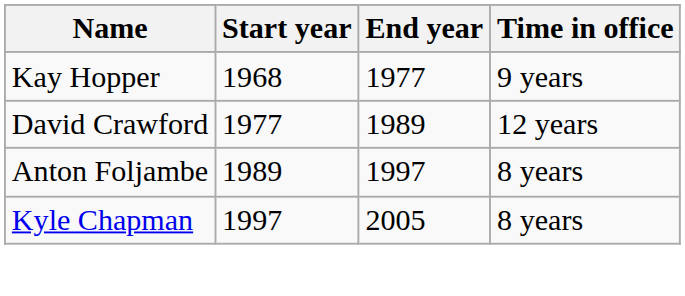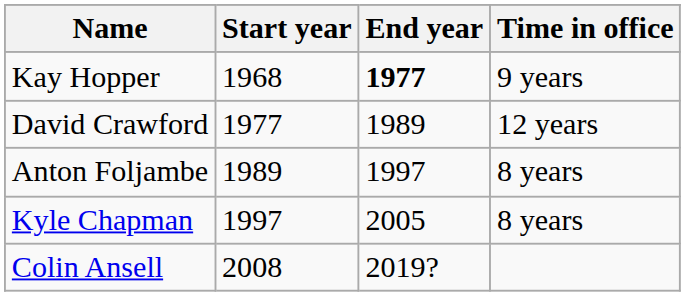(395, 76) normal -> (395, 76) bold
+ row: (87, 266)
